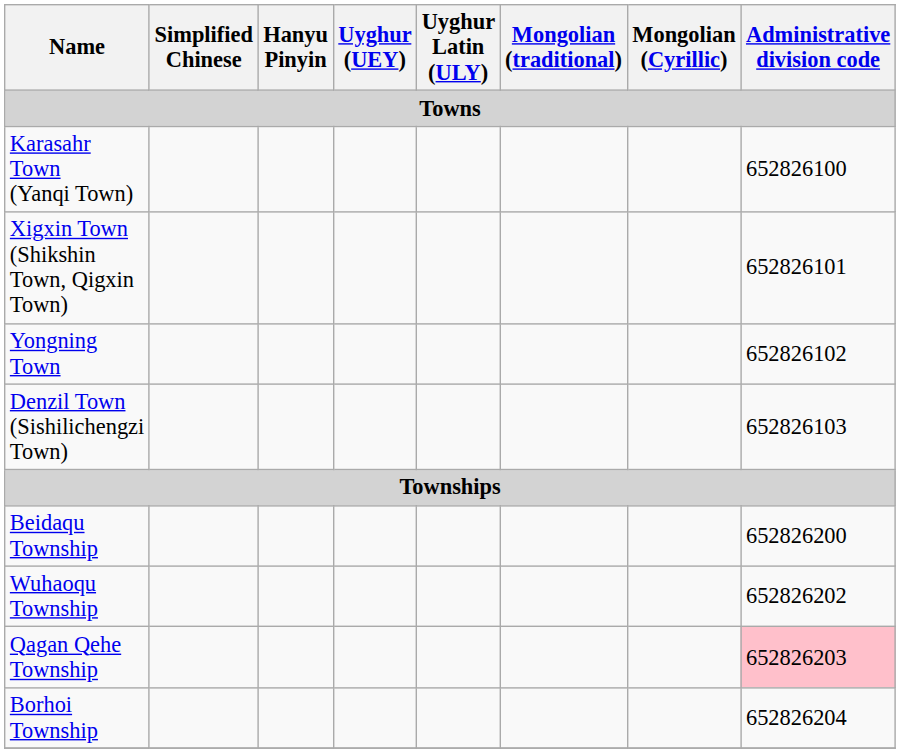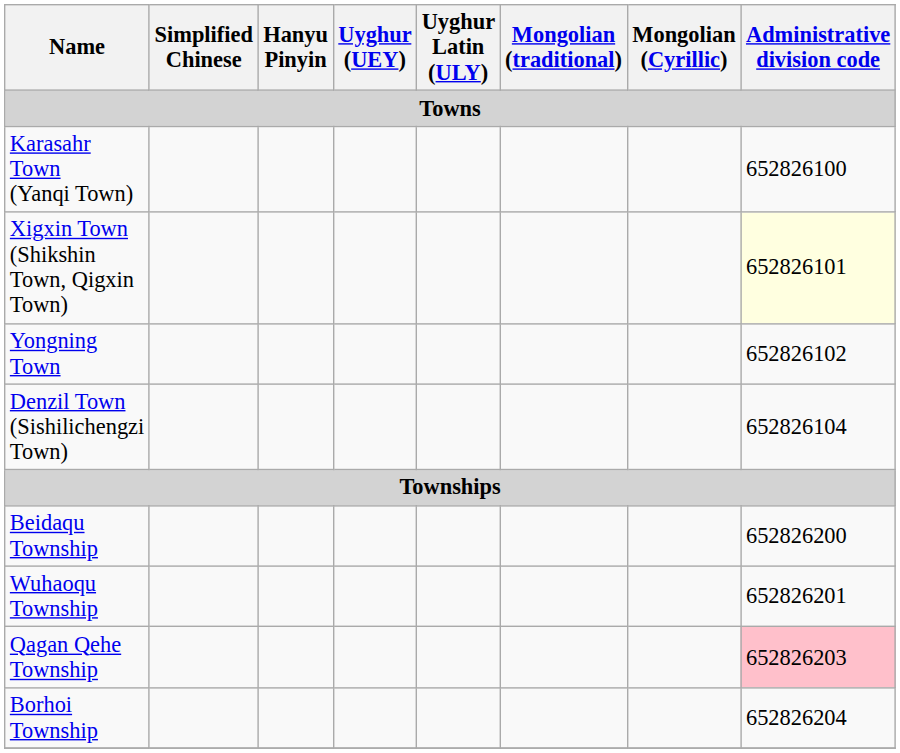(796, 267) no background -> (796, 267) lightyellow background
(796, 426) 652826103 -> (796, 426) 652826104
(796, 596) 652826202 -> (796, 596) 652826201
